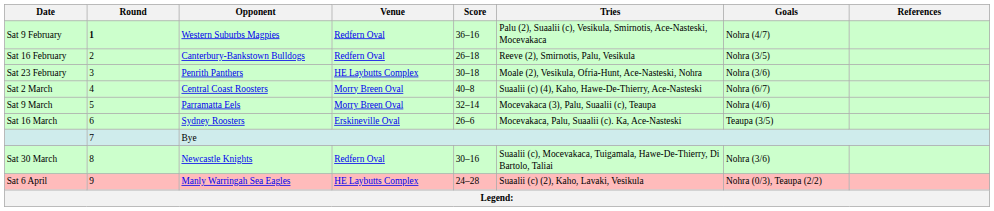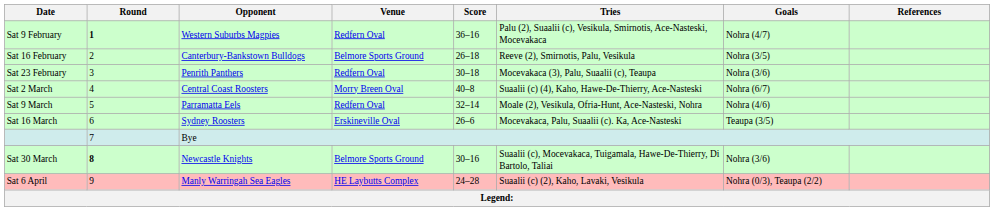(360, 56) Redfern Oval -> (379, 56) Belmore Sports Ground
(376, 72) HE Laybutts Complex -> (360, 72) Redfern Oval
(601, 72) Moale (2), Vesikula, Ofria-Hunt, Ace-Nasteski, Nohra -> (578, 72) Mocevakaca (3), Palu, Suaalii (c), Teaupa
(369, 105) Morry Breen Oval -> (360, 105) Redfern Oval
(578, 105) Mocevakaca (3), Palu, Suaalii (c), Teaupa -> (601, 105) Moale (2), Vesikula, Ofria-Hunt, Ace-Nasteski, Nohra
(91, 159) normal -> (91, 159) bold
(360, 159) Redfern Oval -> (379, 159) Belmore Sports Ground
